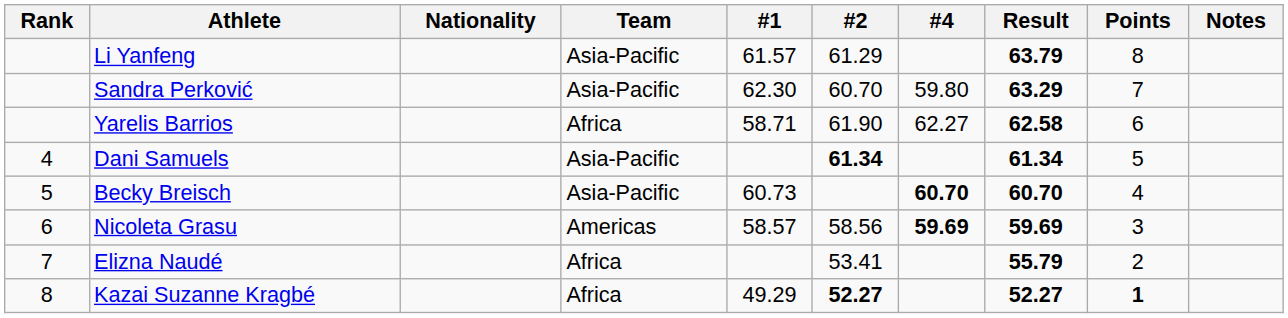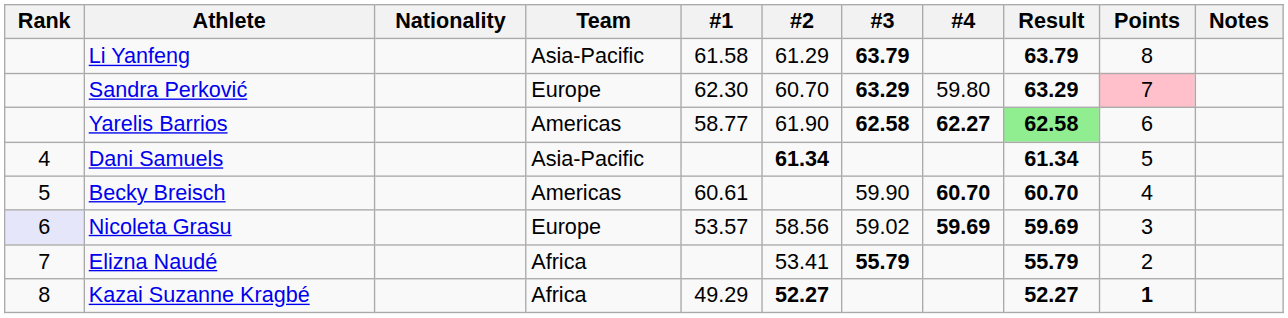+ column: (883, 21)
(770, 55) 61.57 -> (721, 55) 61.58
(623, 90) Asia-Pacific -> (566, 90) Europe
(1138, 90) no background -> (1147, 90) pink background
(594, 124) Africa -> (576, 124) Americas
(770, 124) 58.71 -> (721, 124) 58.77
(942, 124) normal -> (963, 124) bold
(1036, 124) no background -> (1051, 124) lightgreen background
(623, 192) Asia-Pacific -> (576, 192) Americas
(770, 192) 60.73 -> (721, 192) 60.61
(47, 227) no background -> (44, 227) lavender background
(611, 227) Americas -> (566, 227) Europe
(770, 227) 58.57 -> (721, 227) 53.57
